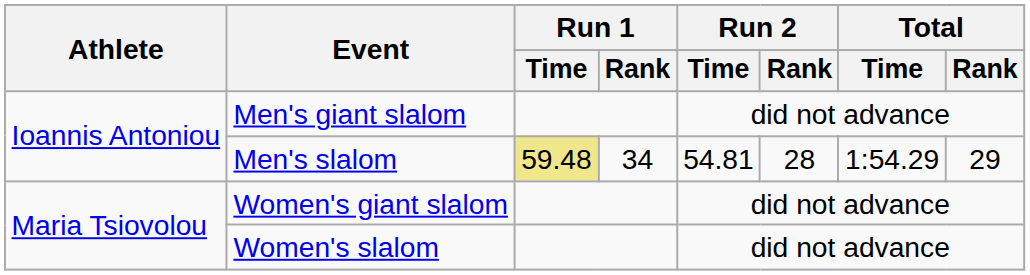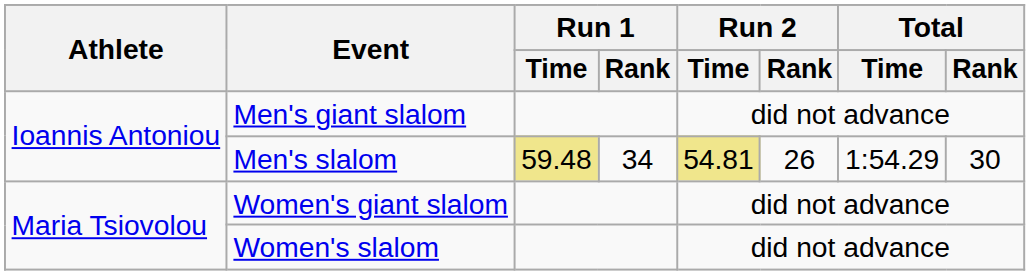(718, 159) no background -> (718, 159) khaki background
(799, 159) 28 -> (799, 159) 26
(985, 159) 29 -> (985, 159) 30
